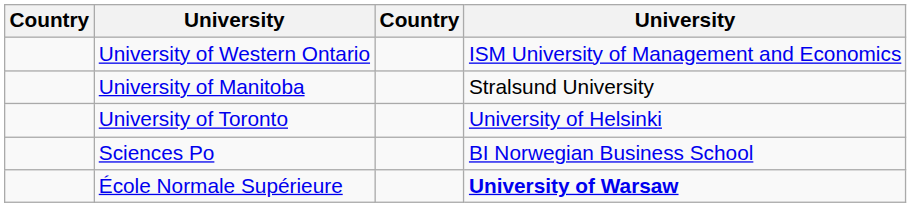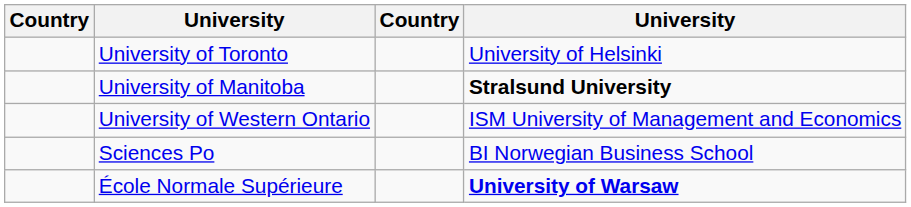rows swapped: (193, 119) <-> (234, 53)
(561, 86) normal -> (570, 86) bold
